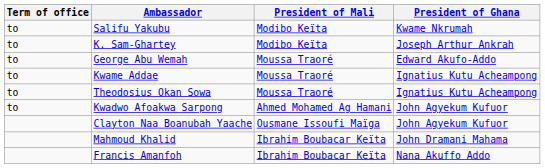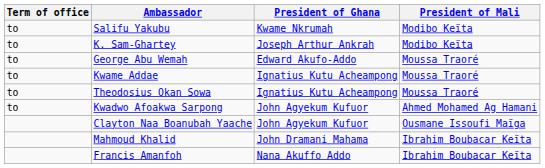columns swapped: (467, 12) <-> (324, 12)
